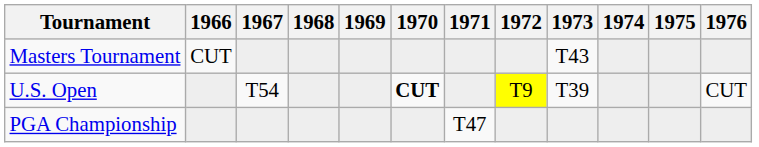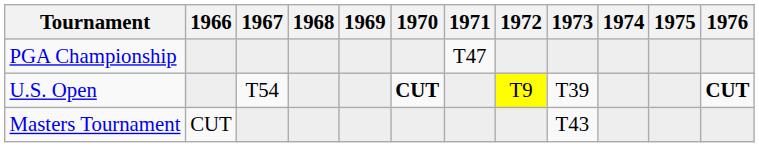rows swapped: (95, 56) <-> (93, 124)
(726, 90) normal -> (727, 90) bold
